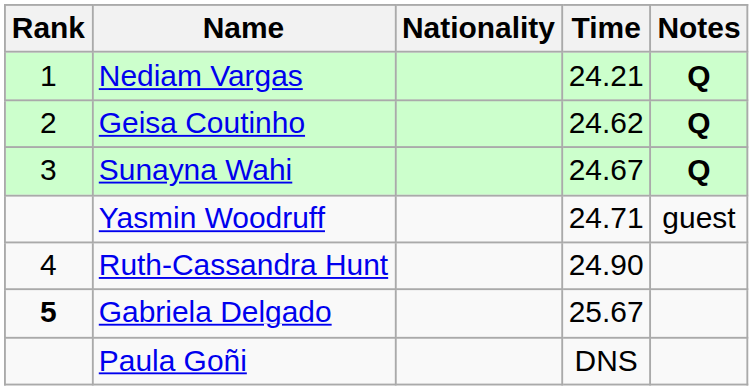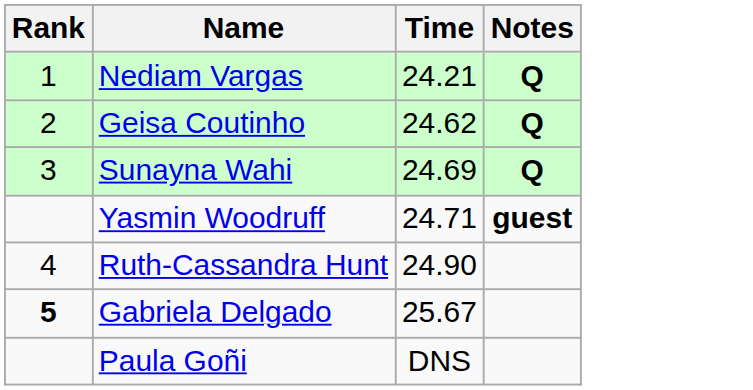- column: (478, 28)
(606, 170) 24.67 -> (439, 170) 24.69
(699, 218) normal -> (532, 218) bold
